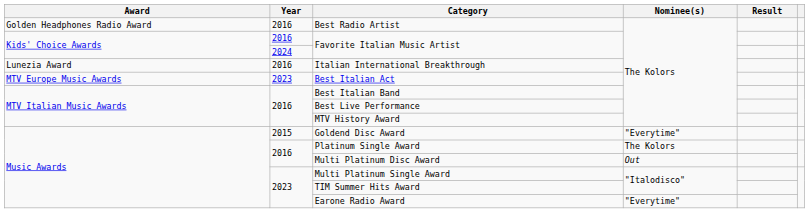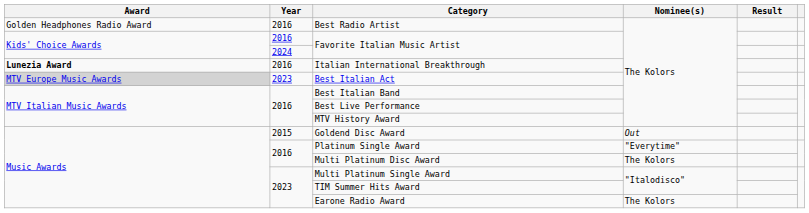(39, 65) normal -> (39, 65) bold
(64, 79) no background -> (64, 79) lightgrey background
(652, 133) "Everytime" -> (632, 133) Out
(650, 147) The Kolors -> (652, 147) "Everytime"
(632, 160) Out -> (650, 160) The Kolors
(652, 201) "Everytime" -> (650, 201) The Kolors
